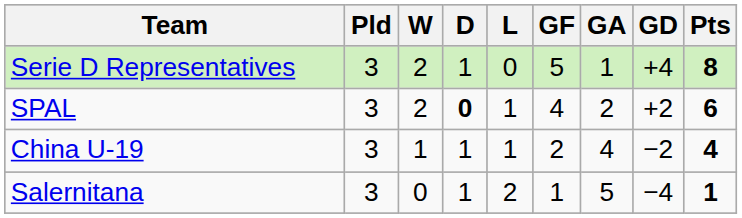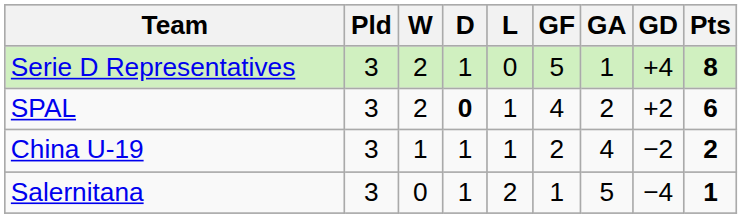(710, 150) 4 -> (710, 150) 2
